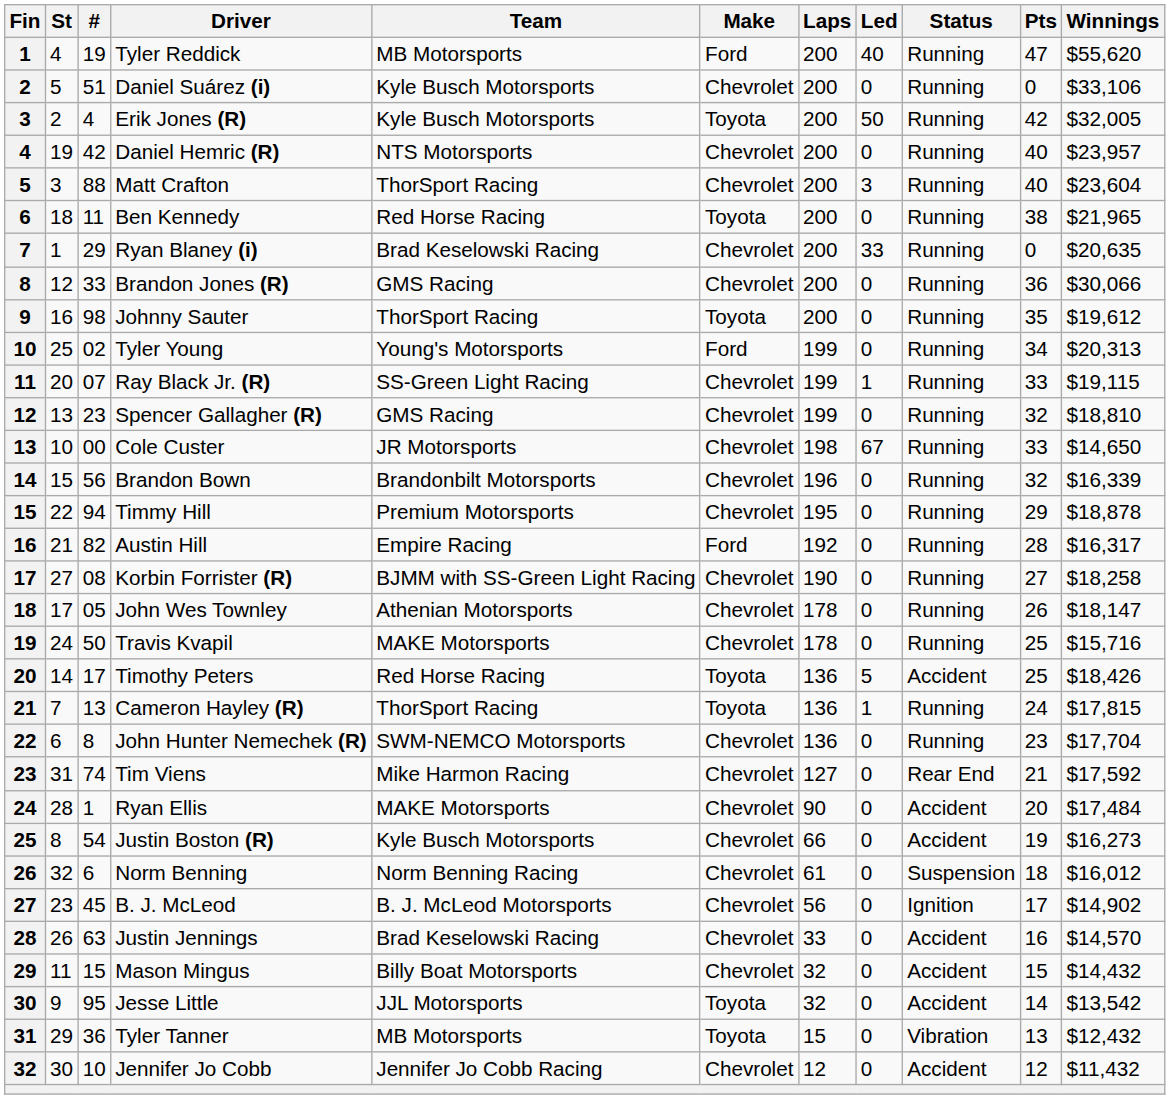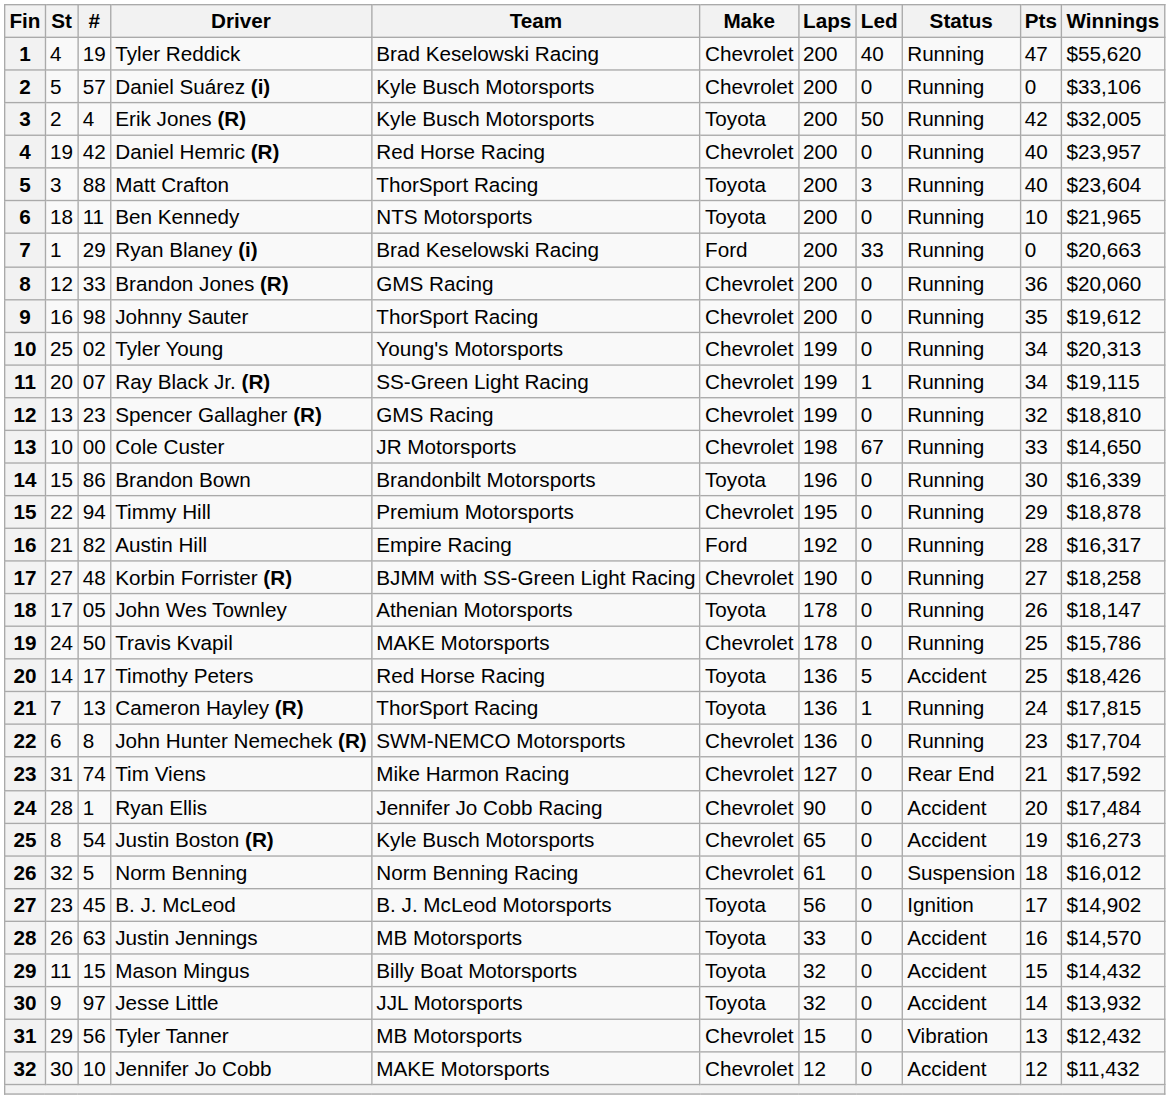(449, 54) MB Motorsports -> (488, 54) Brad Keselowski Racing
(726, 54) Ford -> (749, 54) Chevrolet
(94, 87) 51 -> (94, 87) 57
(454, 152) NTS Motorsports -> (461, 152) Red Horse Racing
(749, 185) Chevrolet -> (735, 185) Toyota
(461, 218) Red Horse Racing -> (454, 218) NTS Motorsports
(1036, 218) 38 -> (1036, 218) 10
(749, 250) Chevrolet -> (726, 250) Ford
(1104, 250) $20,635 -> (1104, 250) $20,663
(1104, 283) $30,066 -> (1104, 283) $20,060
(735, 316) Toyota -> (749, 316) Chevrolet
(726, 348) Ford -> (749, 348) Chevrolet
(1036, 381) 33 -> (1036, 381) 34
(94, 479) 56 -> (94, 479) 86
(749, 479) Chevrolet -> (735, 479) Toyota
(1036, 479) 32 -> (1036, 479) 30
(94, 578) 08 -> (94, 578) 48
(749, 610) Chevrolet -> (735, 610) Toyota
(1104, 643) $15,716 -> (1104, 643) $15,786
(463, 807) MAKE Motorsports -> (489, 807) Jennifer Jo Cobb Racing
(815, 839) 66 -> (815, 839) 65
(88, 872) 6 -> (88, 872) 5
(749, 905) Chevrolet -> (735, 905) Toyota
(488, 938) Brad Keselowski Racing -> (449, 938) MB Motorsports
(749, 938) Chevrolet -> (735, 938) Toyota
(749, 970) Chevrolet -> (735, 970) Toyota
(94, 1003) 95 -> (94, 1003) 97
(1104, 1003) $13,542 -> (1104, 1003) $13,932
(94, 1036) 36 -> (94, 1036) 56
(735, 1036) Toyota -> (749, 1036) Chevrolet
(489, 1068) Jennifer Jo Cobb Racing -> (463, 1068) MAKE Motorsports
